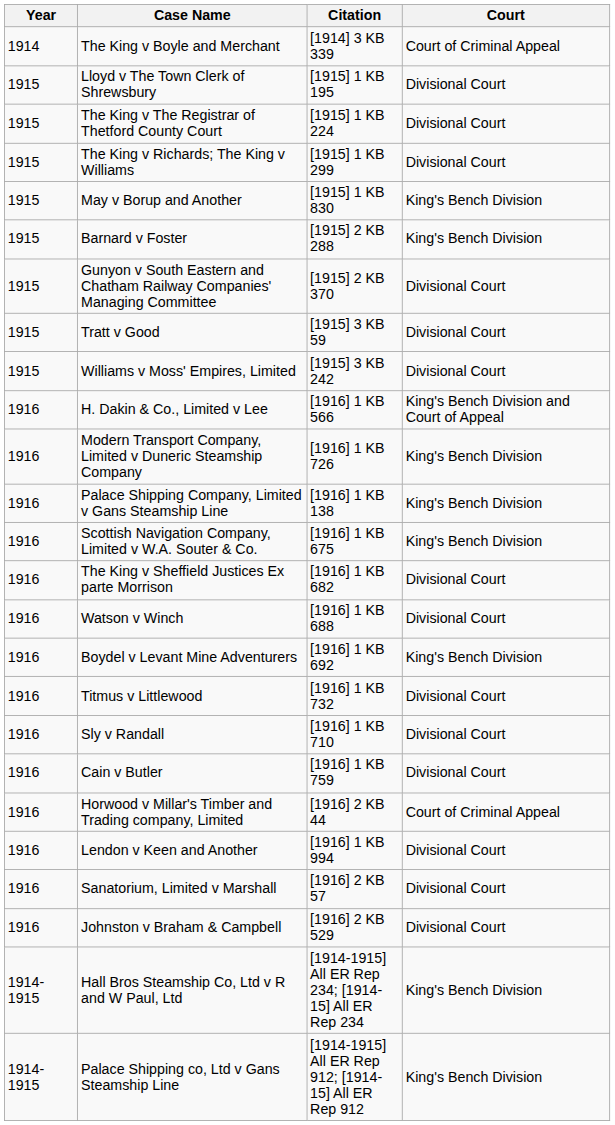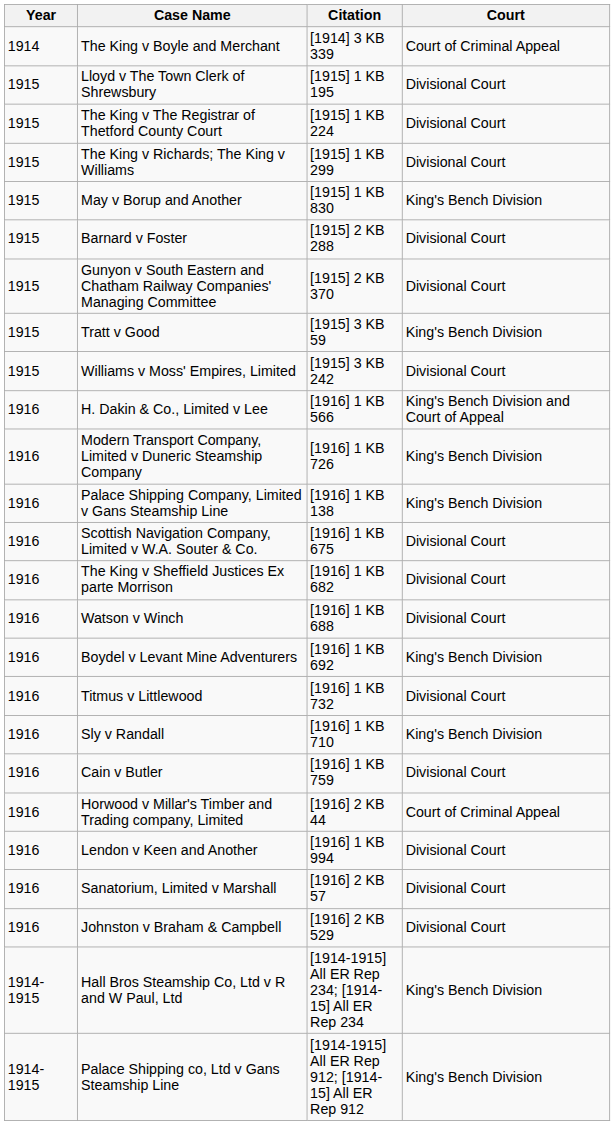(474, 239) King's Bench Division -> (456, 239) Divisional Court
(456, 332) Divisional Court -> (474, 332) King's Bench Division
(474, 541) King's Bench Division -> (456, 541) Divisional Court
(456, 734) Divisional Court -> (474, 734) King's Bench Division
